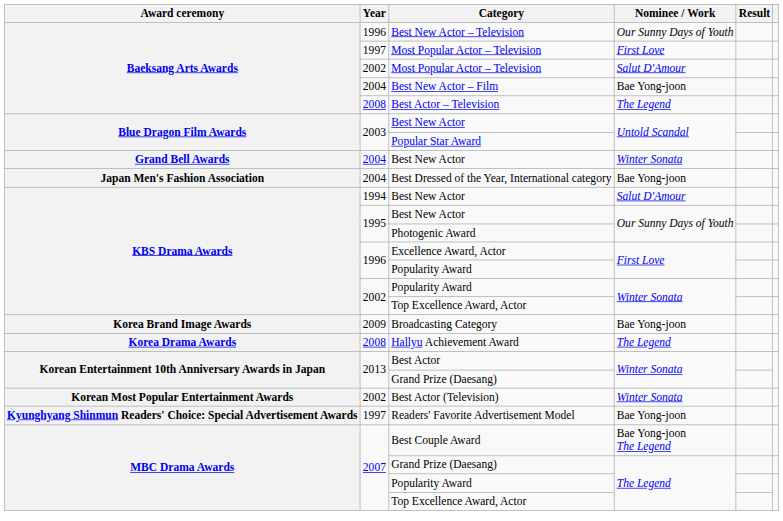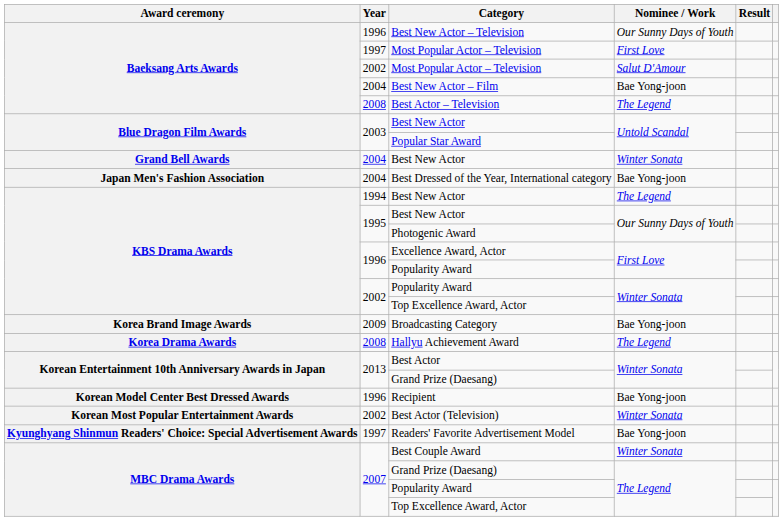(651, 196) Salut D'Amour -> (644, 196) The Legend
+ row: (374, 397)
(651, 440) Bae Yong-joon The Legend -> (650, 452) Winter Sonata
